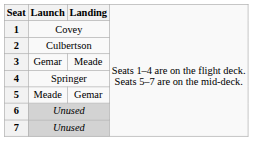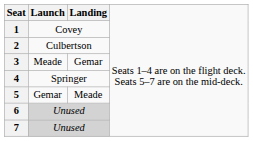(48, 62) Gemar -> (48, 62) Meade
(88, 62) Meade -> (88, 62) Gemar
(48, 95) Meade -> (48, 95) Gemar
(88, 95) Gemar -> (88, 95) Meade
